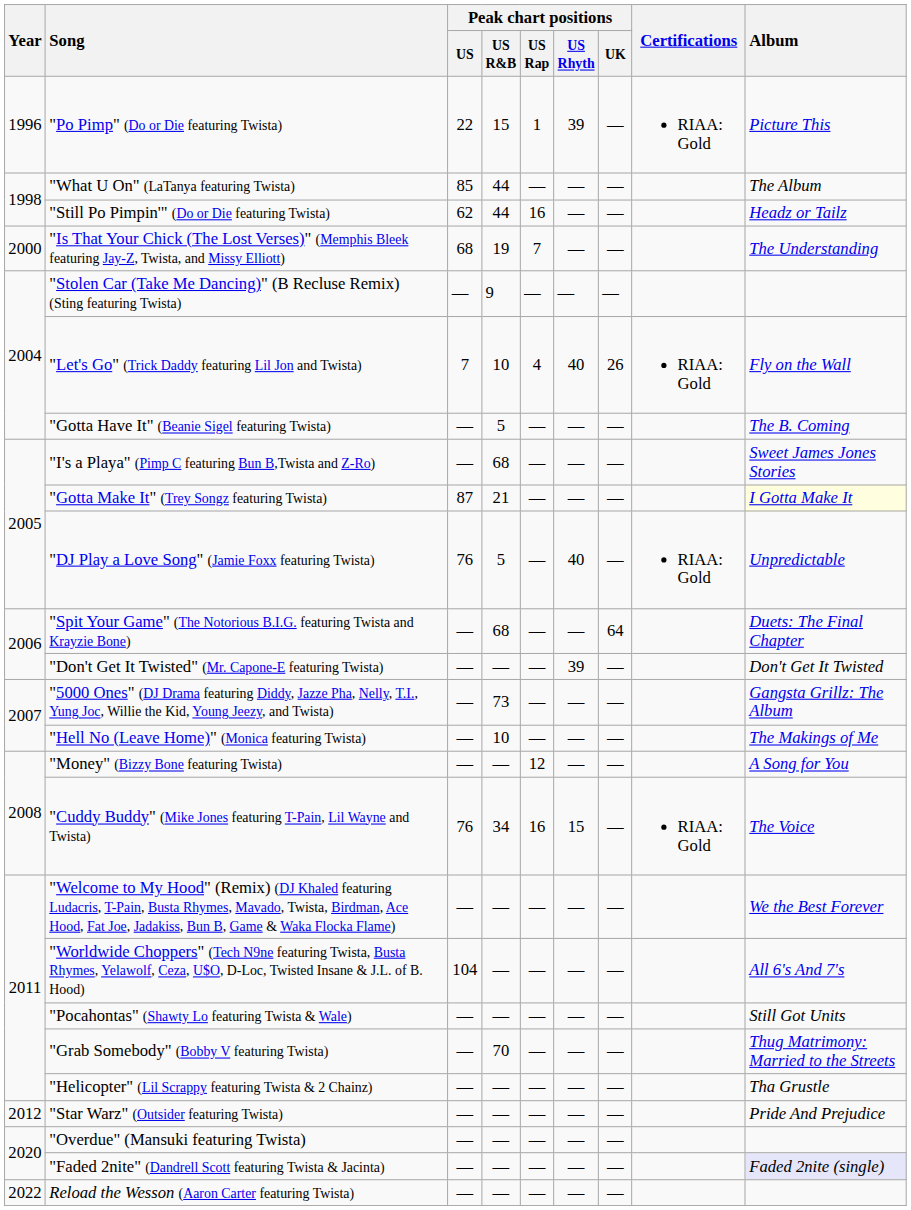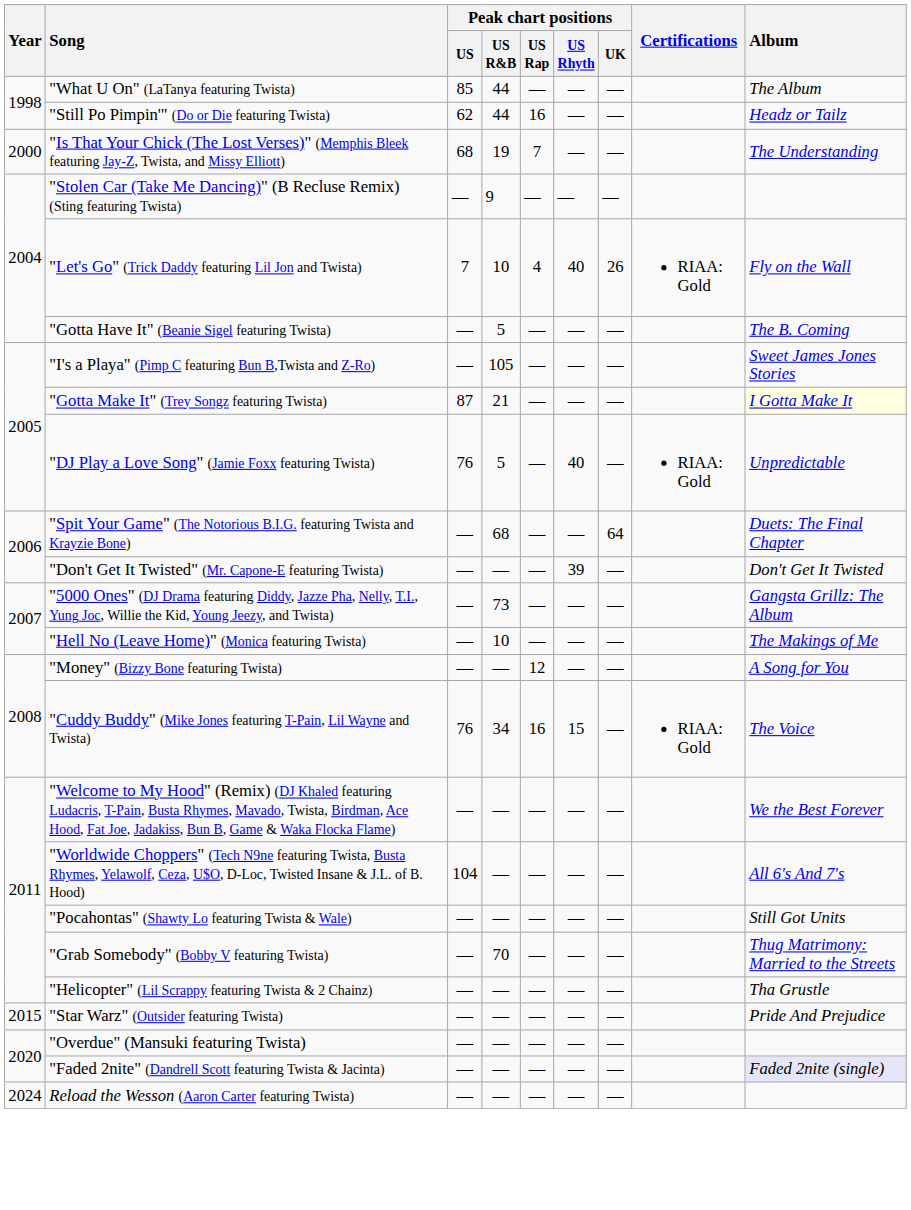- row: (166, 124)
(501, 462) 68 -> (501, 365) 105
(25, 1113) 2012 -> (25, 1016) 2015
(25, 1192) 2022 -> (25, 1095) 2024
